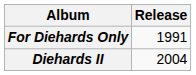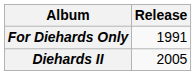(172, 59) 2004 -> (172, 59) 2005
